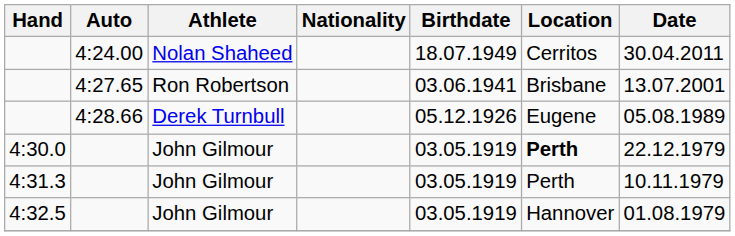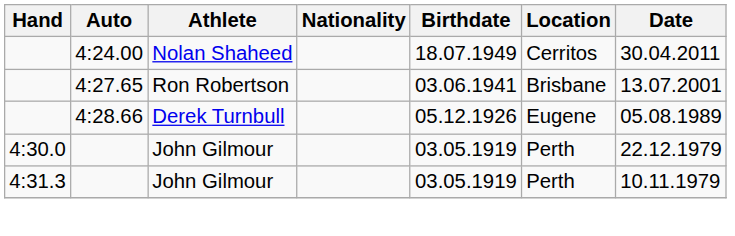(552, 149) bold -> (550, 149) normal
- row: (38, 213)
